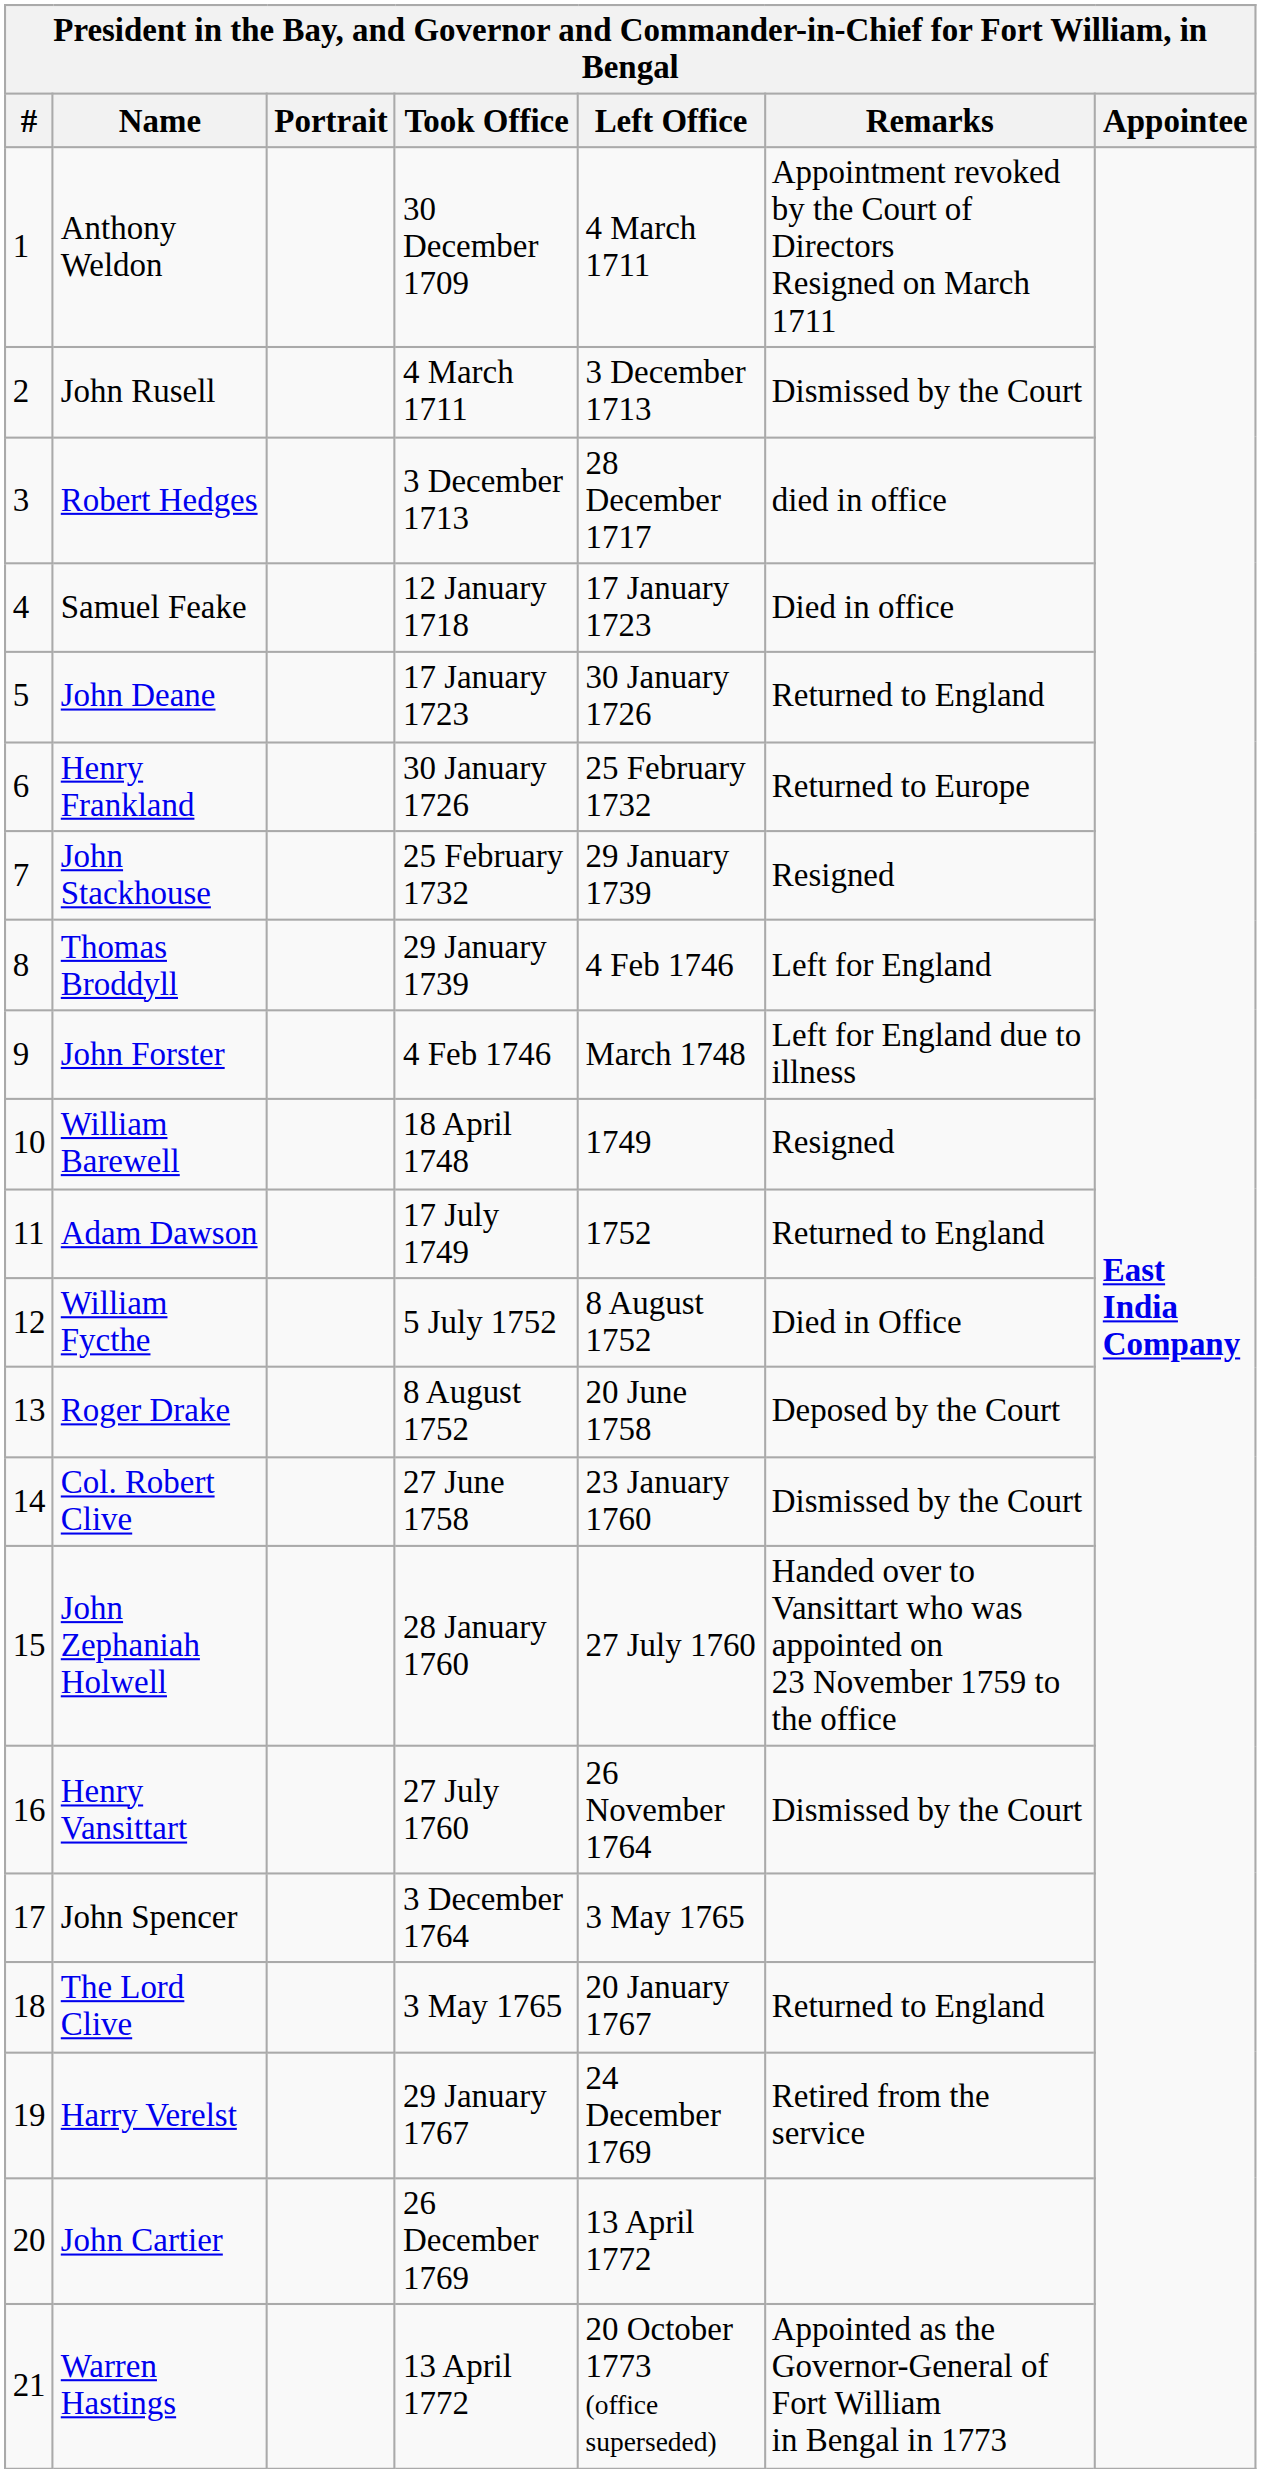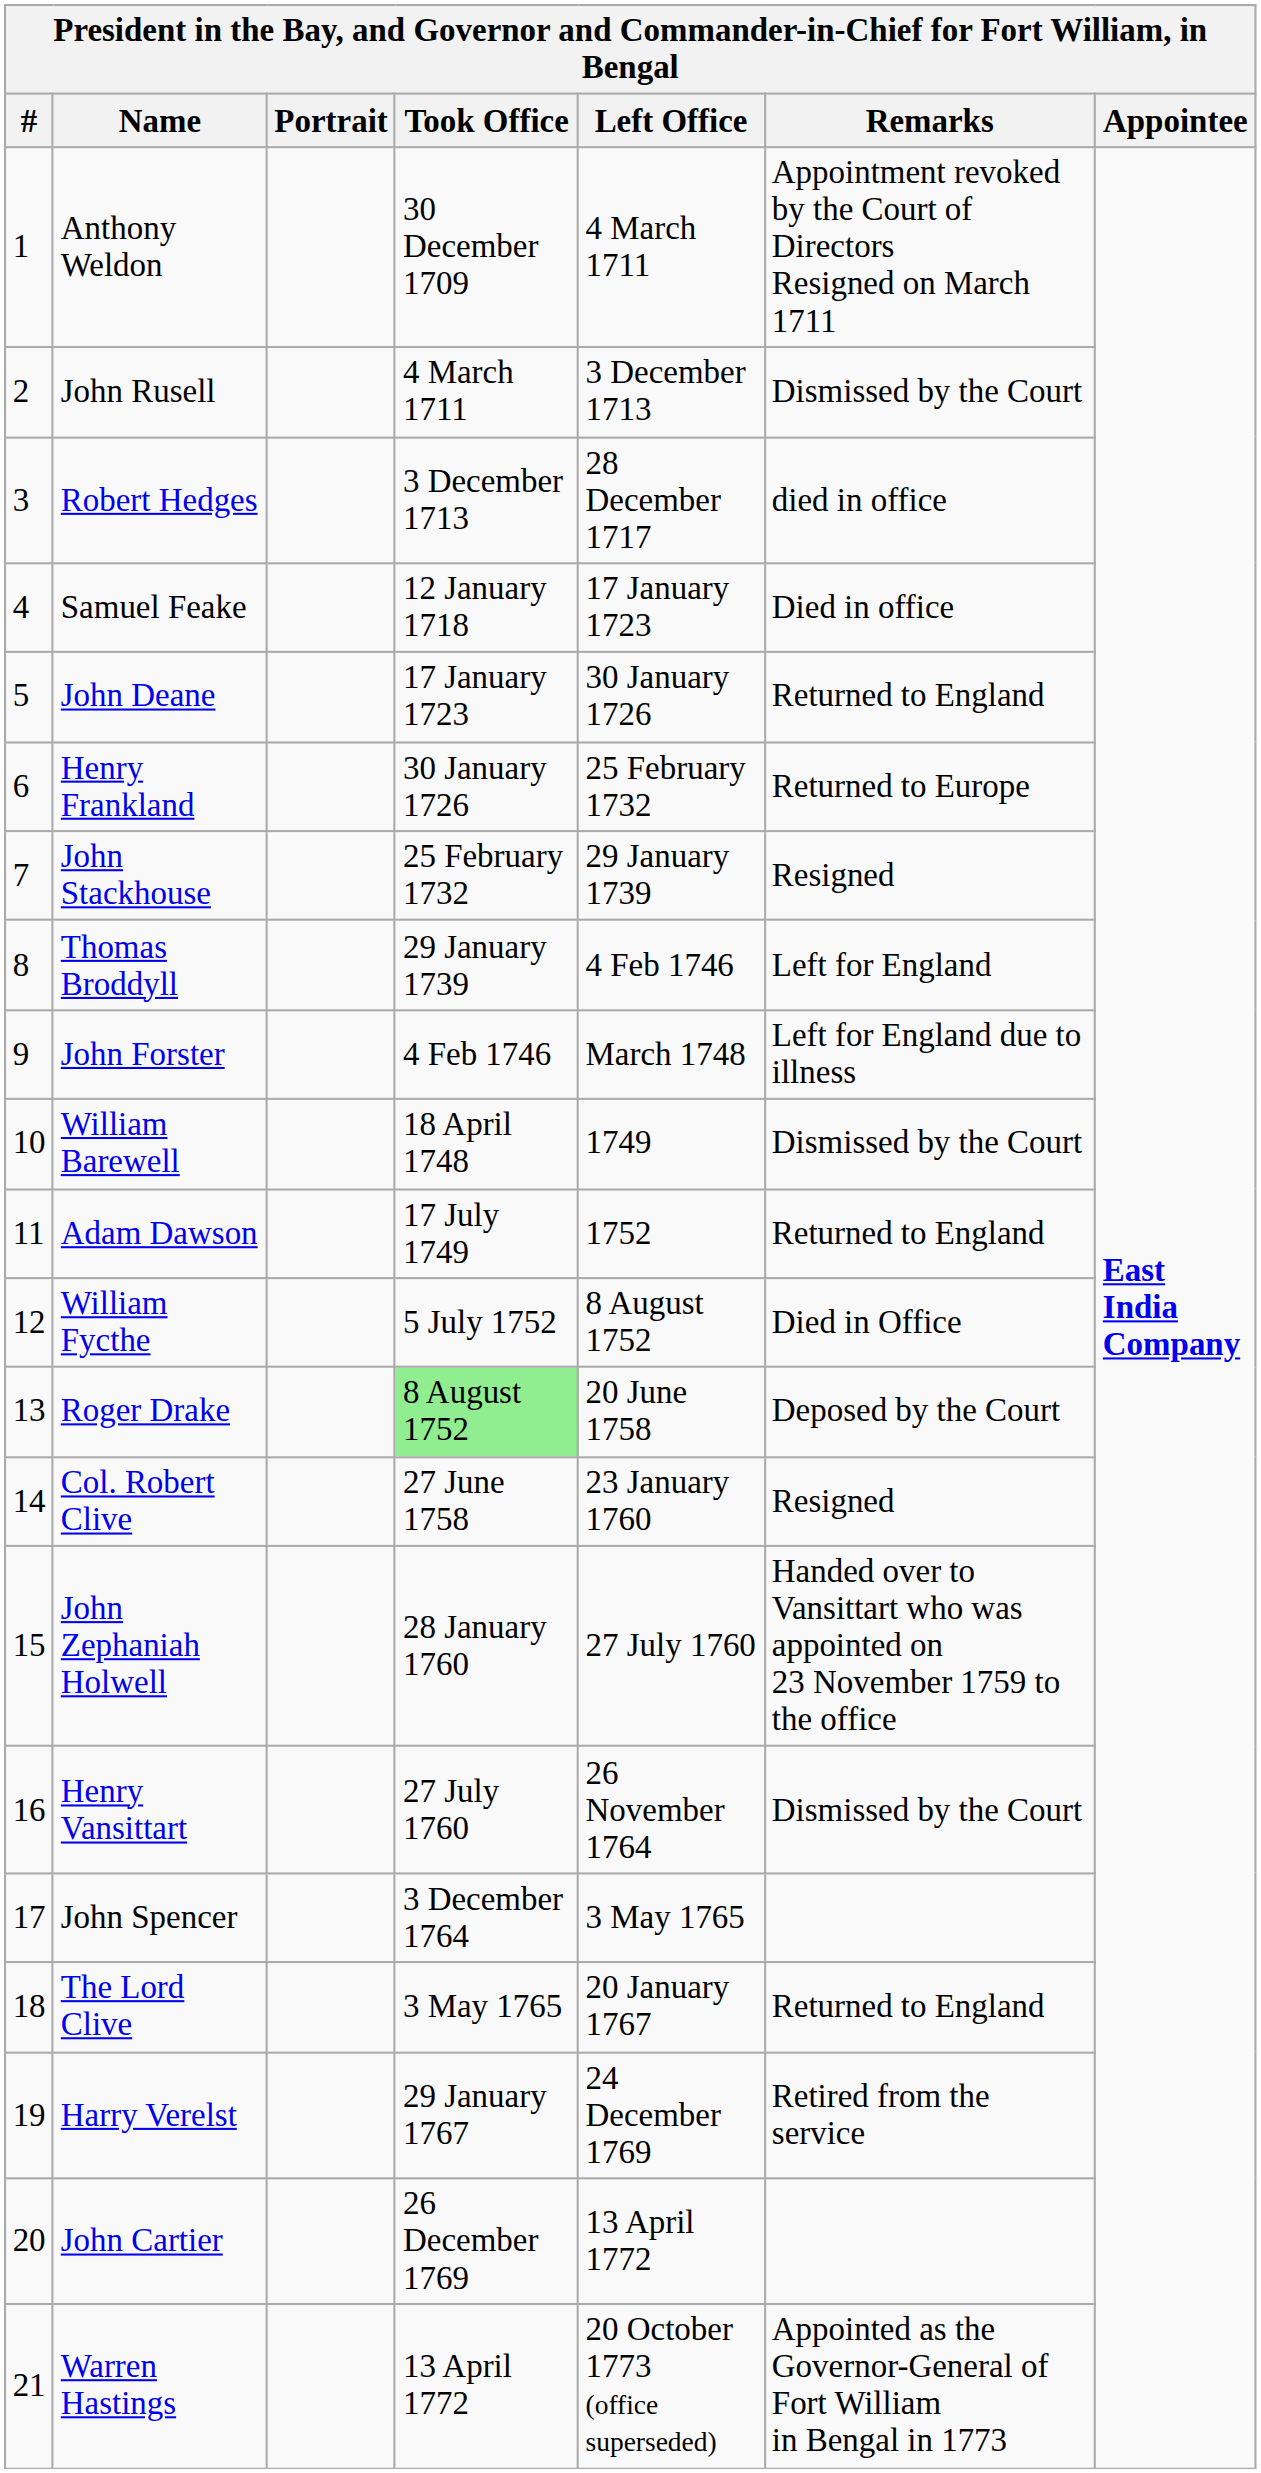(833, 1143) Resigned -> (927, 1143) Dismissed by the Court
(462, 1411) no background -> (462, 1411) lightgreen background
(927, 1500) Dismissed by the Court -> (833, 1500) Resigned
